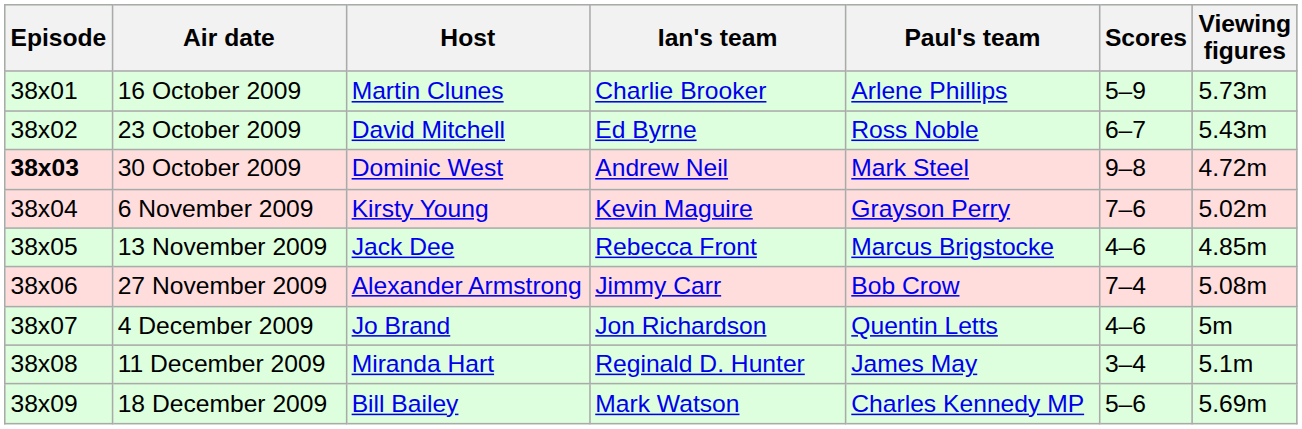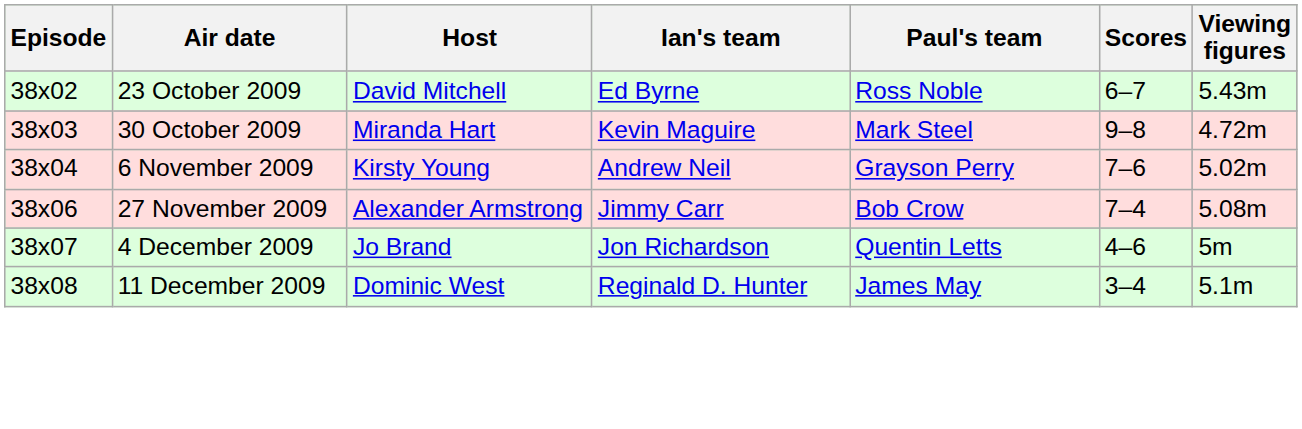- row: (209, 90)
(45, 168) bold -> (44, 129) normal
(427, 168) Dominic West -> (424, 129) Miranda Hart
(662, 168) Andrew Neil -> (677, 129) Kevin Maguire
(674, 208) Kevin Maguire -> (664, 168) Andrew Neil
- row: (222, 247)
(423, 364) Miranda Hart -> (429, 286) Dominic West
- row: (222, 403)
